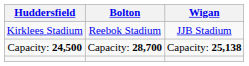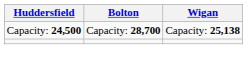- row: (45, 30)
